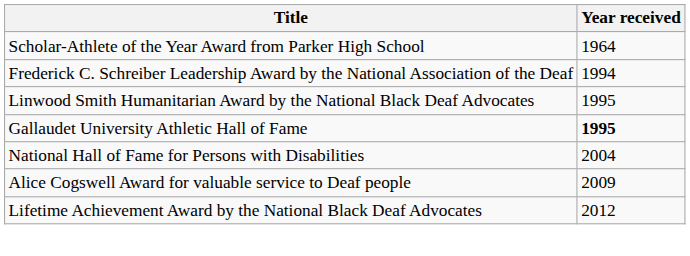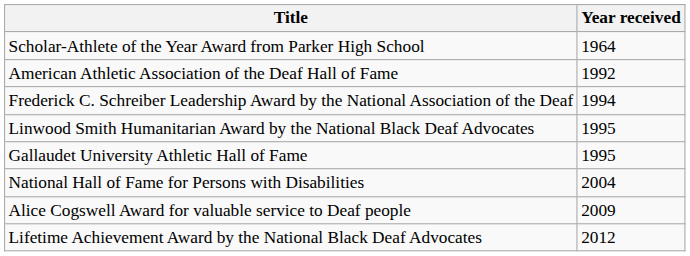+ row: (203, 73)
(598, 127) bold -> (598, 155) normal
